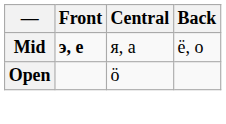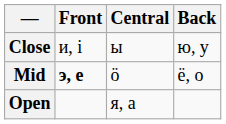+ row: (30, 47)
(123, 47) я, а -> (115, 75) ӧ
(115, 75) ӧ -> (123, 103) я, а
